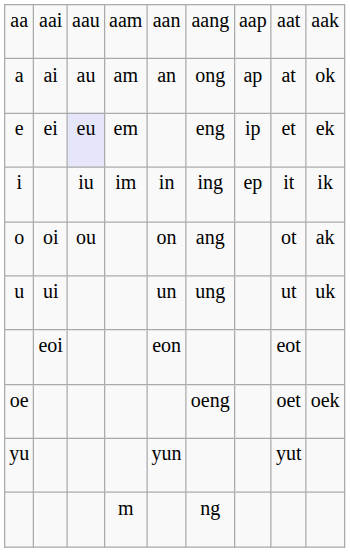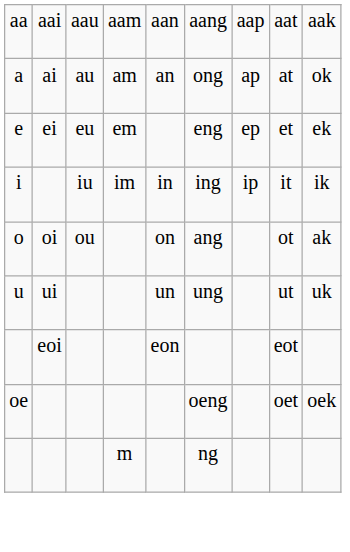(86, 128) lavender background -> (85, 128) no background
(253, 128) ip -> (251, 128) ep
(253, 183) ep -> (251, 183) ip
- row: (19, 454)
